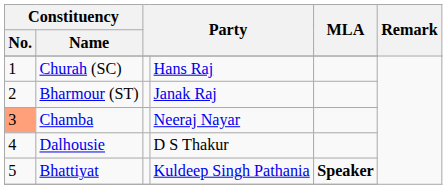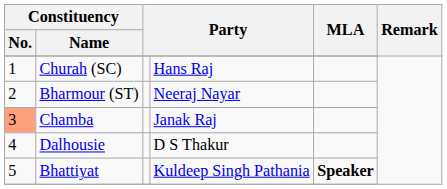(185, 94) Janak Raj -> (197, 94) Neeraj Nayar
(197, 119) Neeraj Nayar -> (185, 119) Janak Raj
